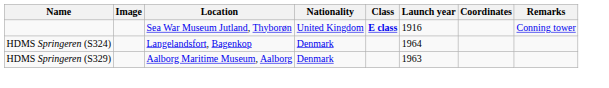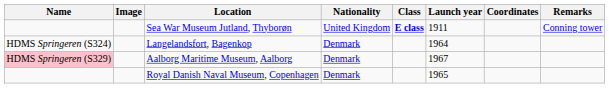(412, 28) 1916 -> (438, 28) 1911
(59, 59) no background -> (59, 59) pink background
(412, 59) 1963 -> (438, 59) 1967
+ row: (233, 75)
